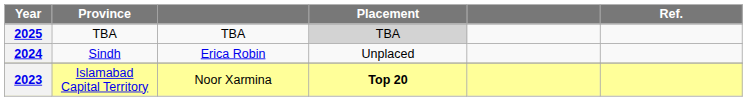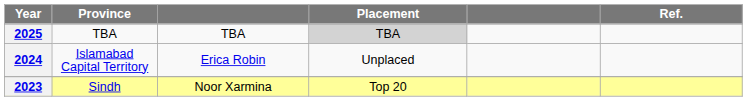(105, 53) Sindh -> (105, 60) Islamabad Capital Territory
(105, 79) Islamabad Capital Territory -> (105, 86) Sindh
(388, 79) bold -> (388, 86) normal
